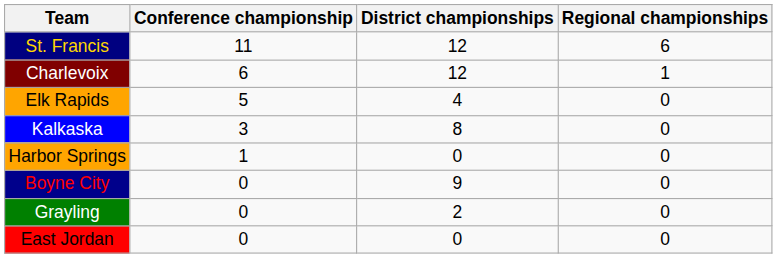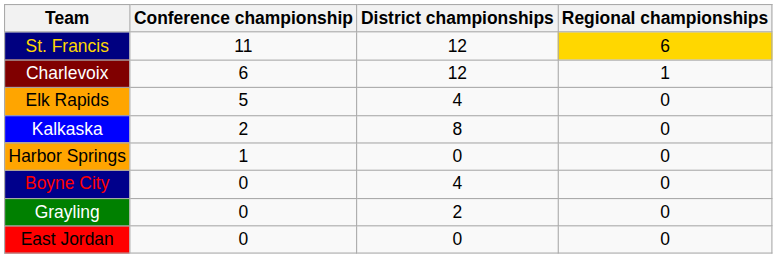(665, 45) no background -> (665, 45) gold background
(243, 128) 3 -> (243, 128) 2
(457, 184) 9 -> (457, 184) 4
